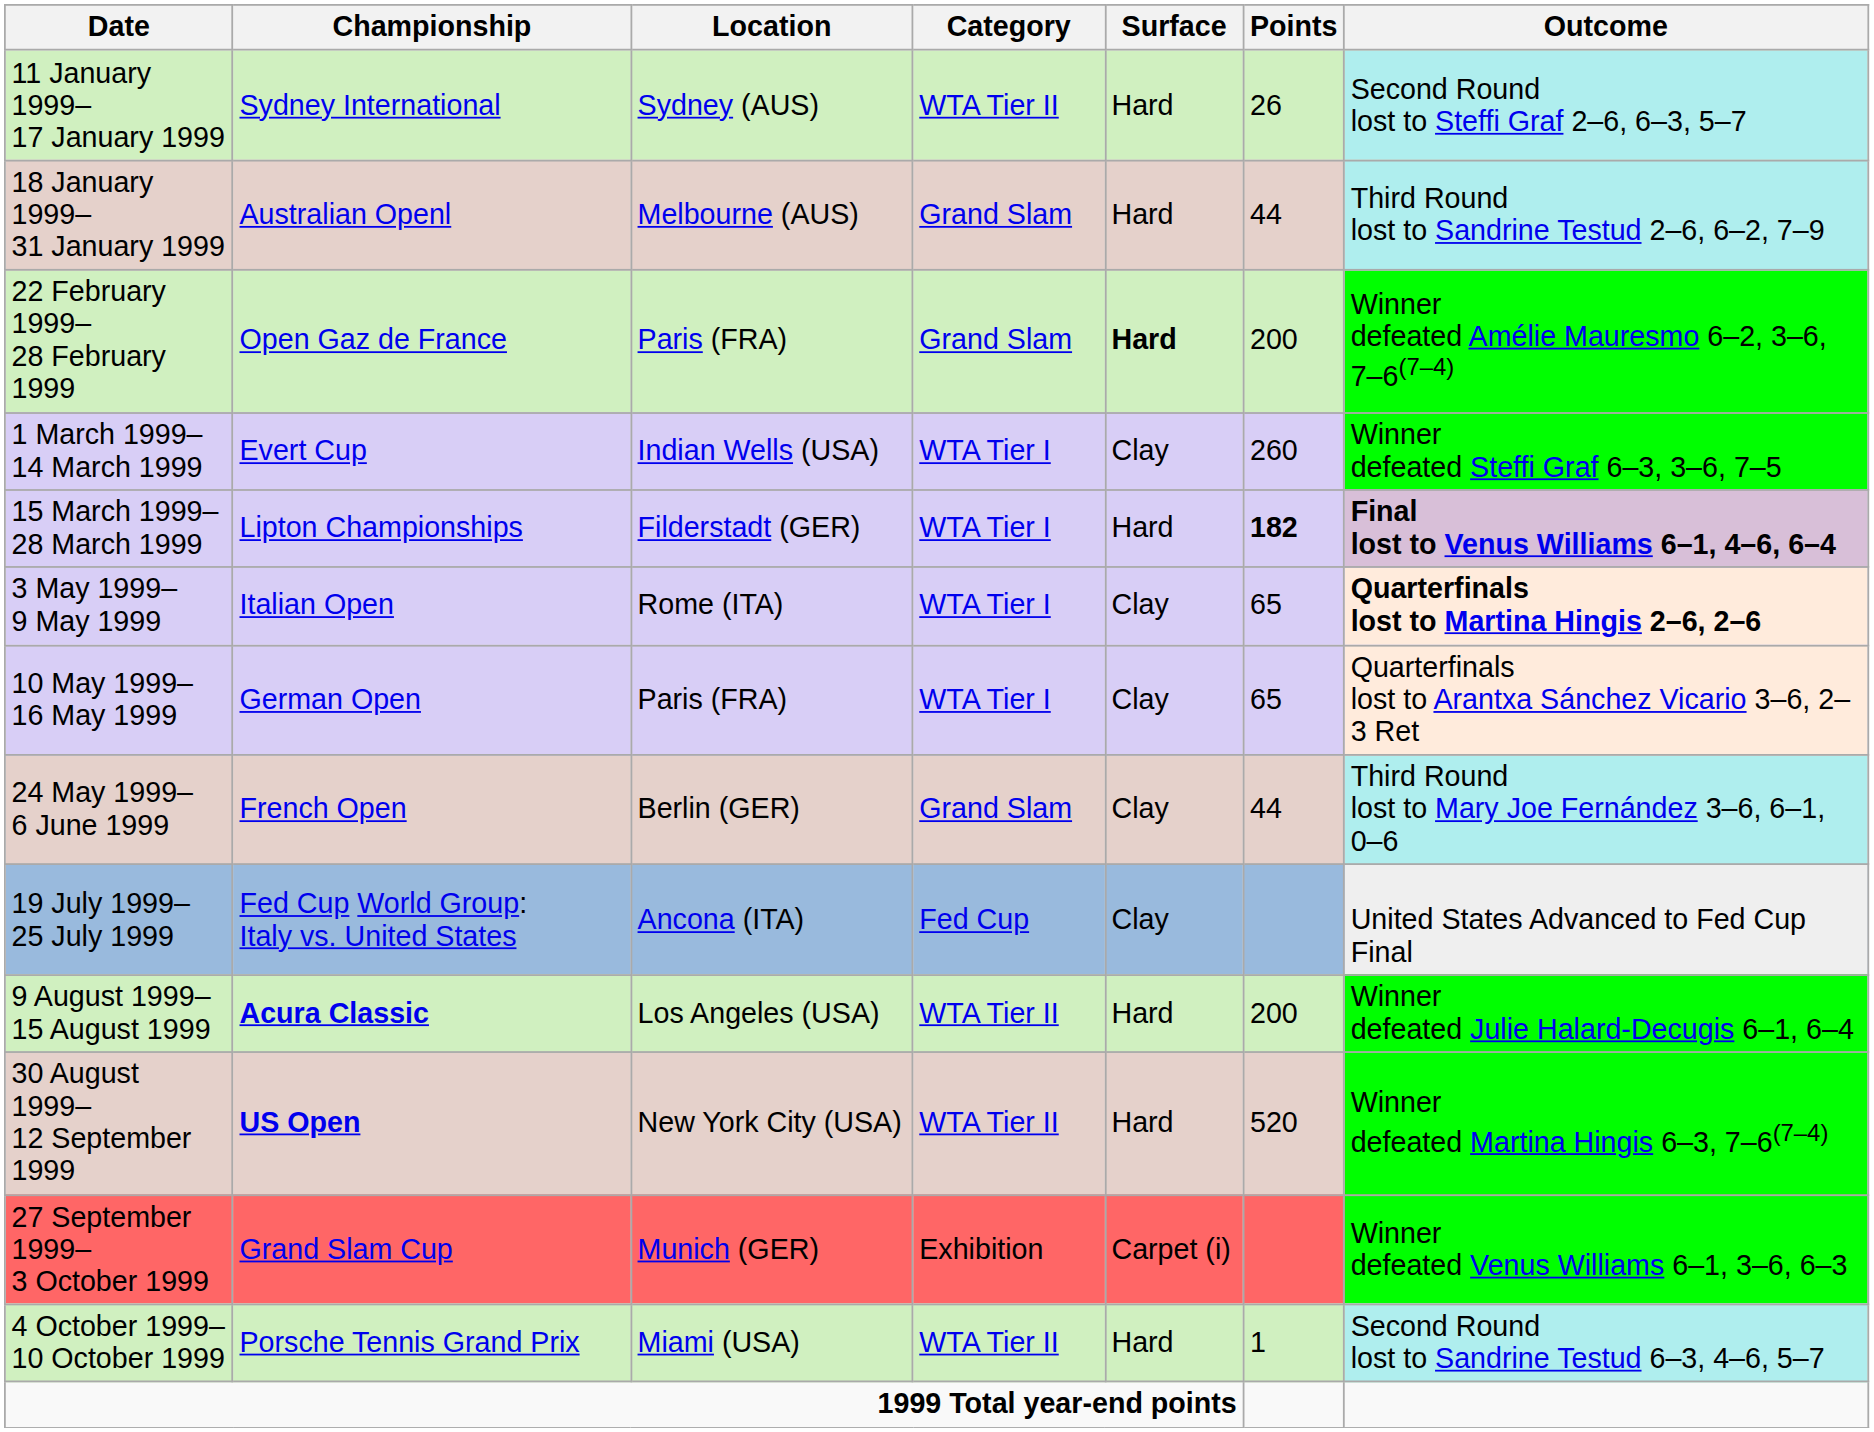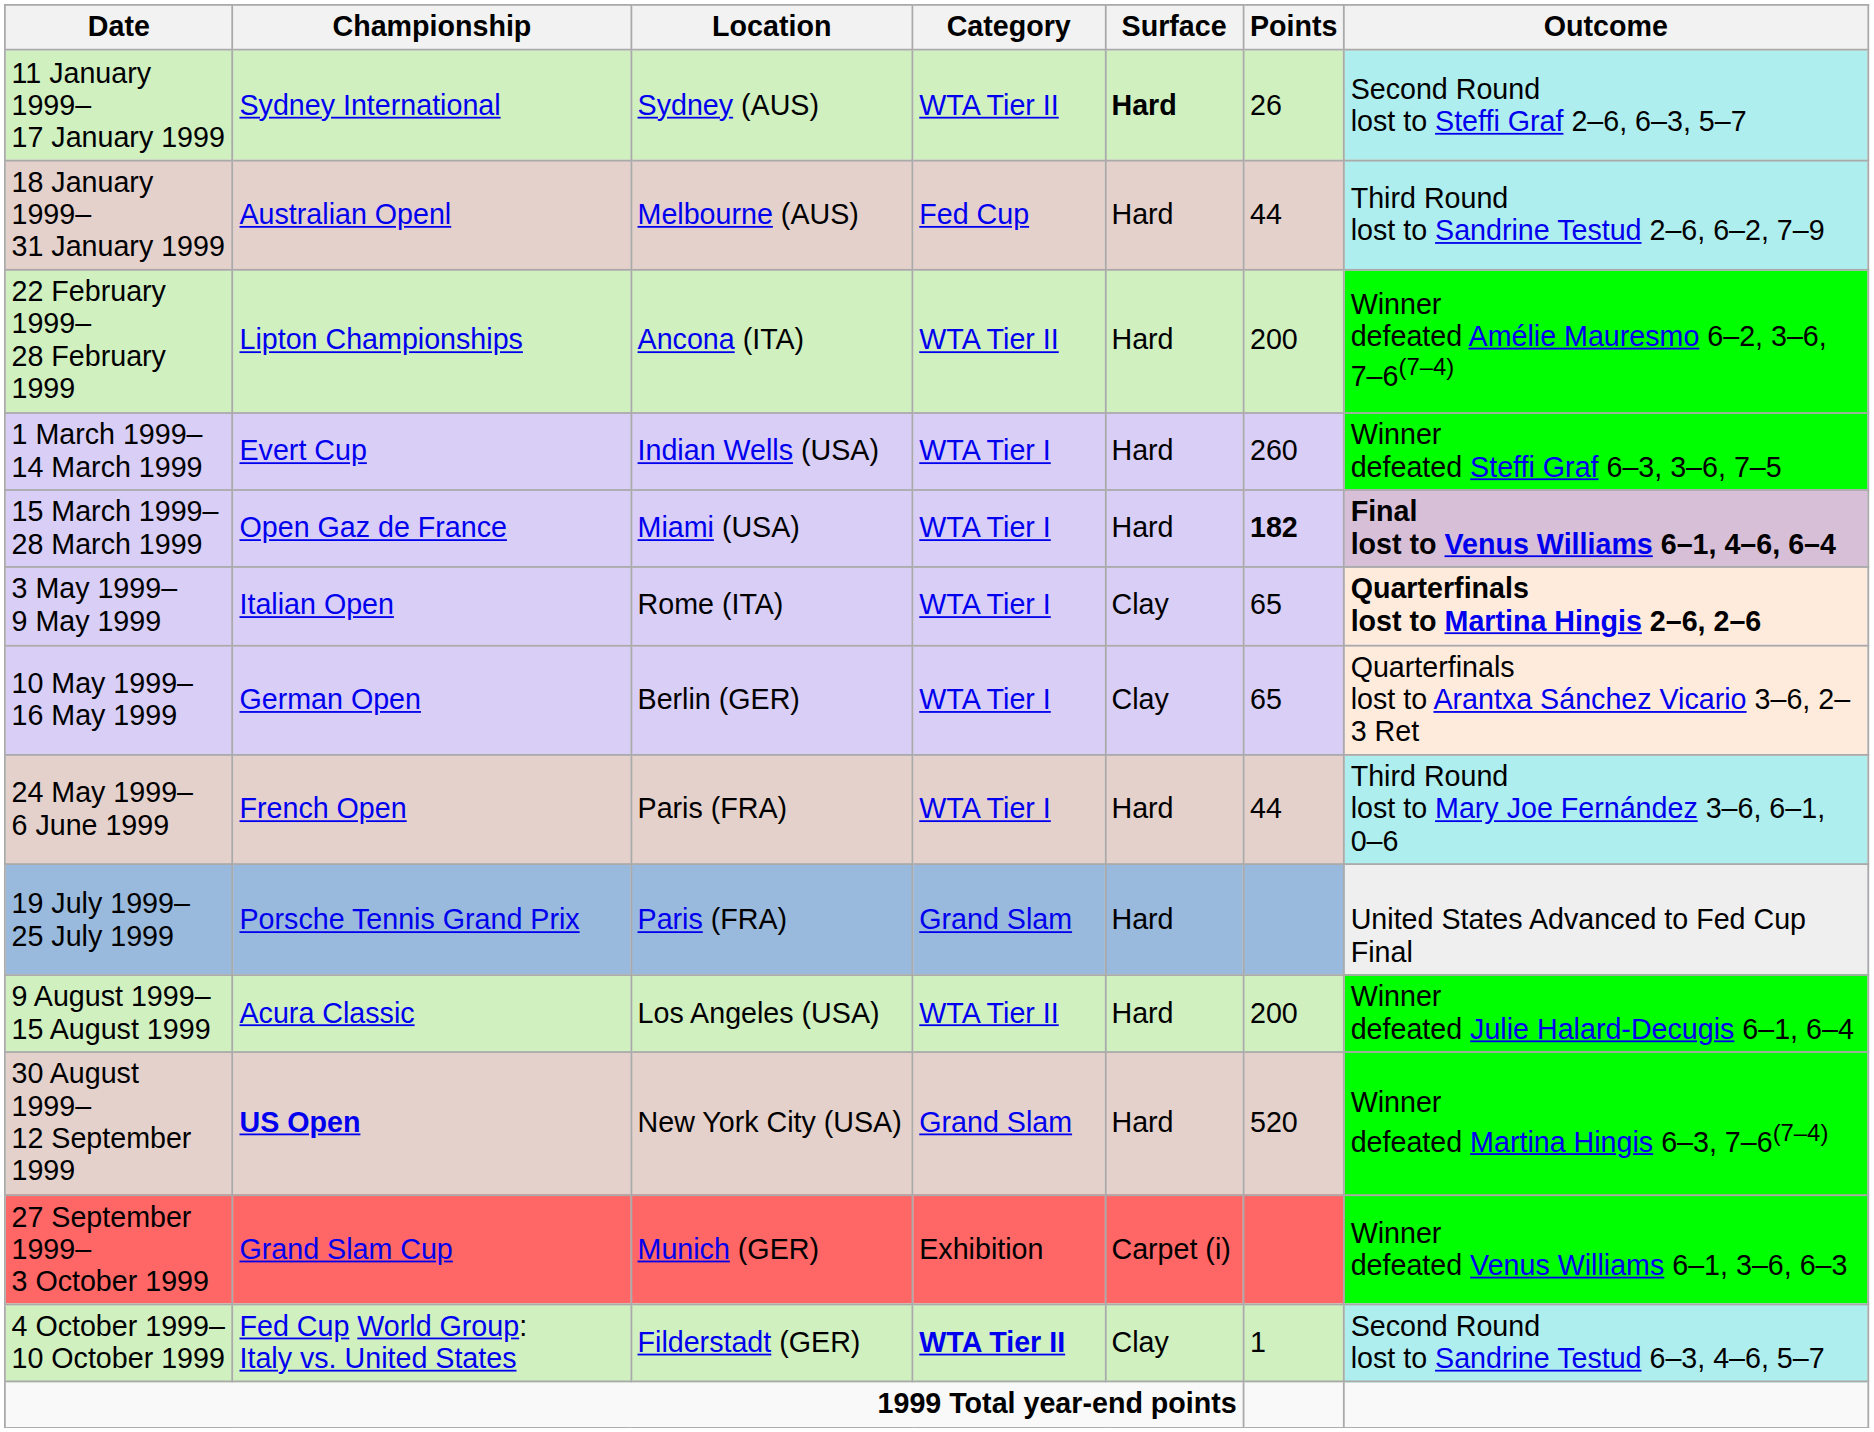(1142, 104) normal -> (1144, 104) bold
(996, 214) Grand Slam -> (974, 214) Fed Cup
(373, 340) Open Gaz de France -> (381, 340) Lipton Championships
(712, 340) Paris (FRA) -> (721, 340) Ancona (ITA)
(996, 340) Grand Slam -> (989, 340) WTA Tier II
(1144, 340) bold -> (1142, 340) normal
(1140, 450) Clay -> (1142, 450) Hard
(381, 528) Lipton Championships -> (373, 528) Open Gaz de France
(749, 528) Filderstadt (GER) -> (719, 528) Miami (USA)
(712, 699) Paris (FRA) -> (719, 699) Berlin (GER)
(719, 809) Berlin (GER) -> (712, 809) Paris (FRA)
(996, 809) Grand Slam -> (985, 809) WTA Tier I
(1140, 809) Clay -> (1142, 809) Hard
(383, 919) Fed Cup World Group: Italy vs. United States -> (410, 919) Porsche Tennis Grand Prix
(721, 919) Ancona (ITA) -> (712, 919) Paris (FRA)
(974, 919) Fed Cup -> (996, 919) Grand Slam
(1140, 919) Clay -> (1142, 919) Hard
(334, 1013) bold -> (327, 1013) normal
(989, 1122) WTA Tier II -> (996, 1122) Grand Slam
(410, 1342) Porsche Tennis Grand Prix -> (383, 1342) Fed Cup World Group: Italy vs. United States
(719, 1342) Miami (USA) -> (749, 1342) Filderstadt (GER)
(989, 1342) normal -> (992, 1342) bold
(1142, 1342) Hard -> (1140, 1342) Clay
